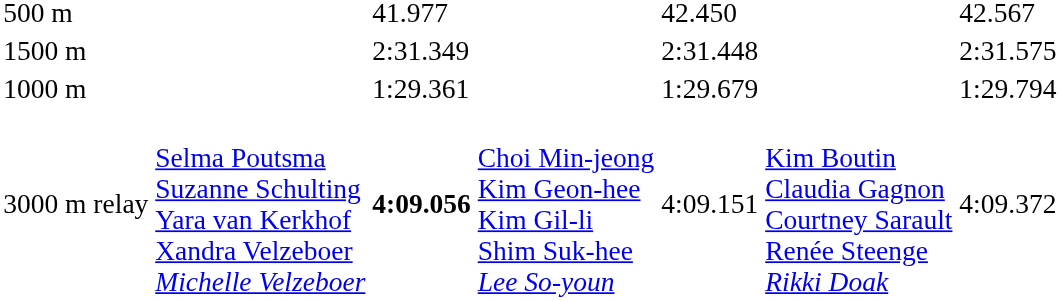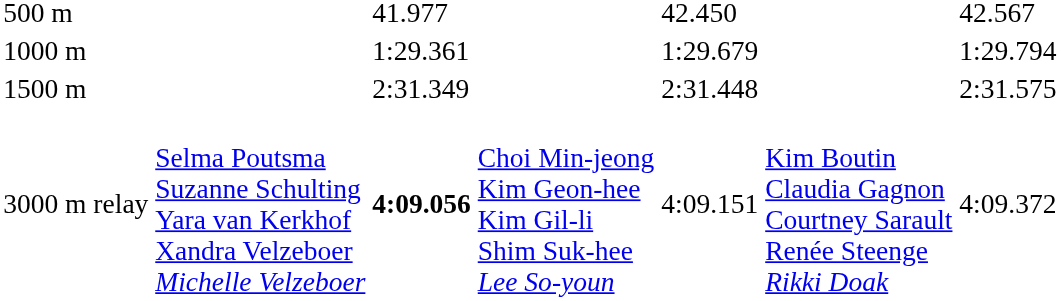rows swapped: (45, 88) <-> (45, 51)
